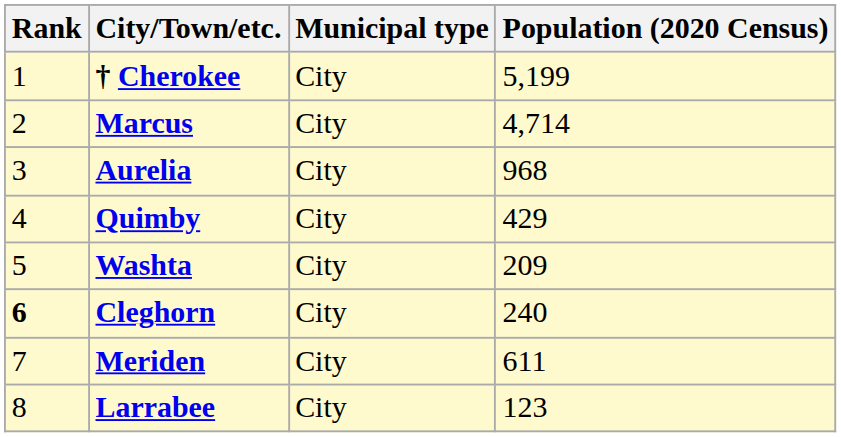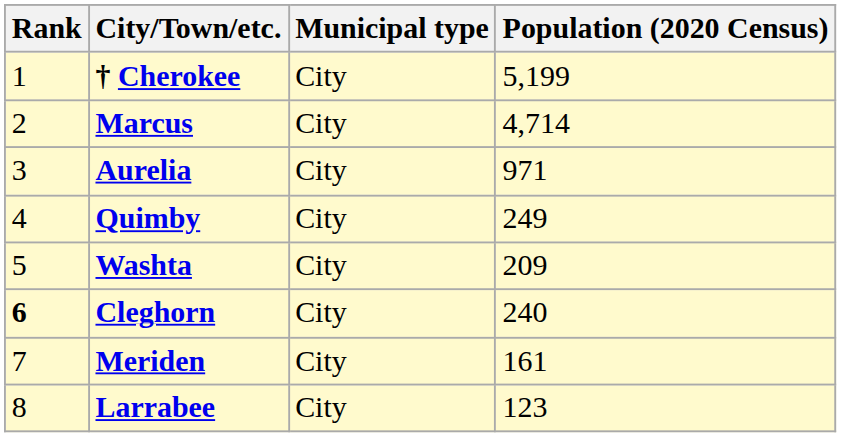(525, 170) 968 -> (525, 170) 971
(525, 218) 429 -> (525, 218) 249
(525, 360) 611 -> (525, 360) 161
